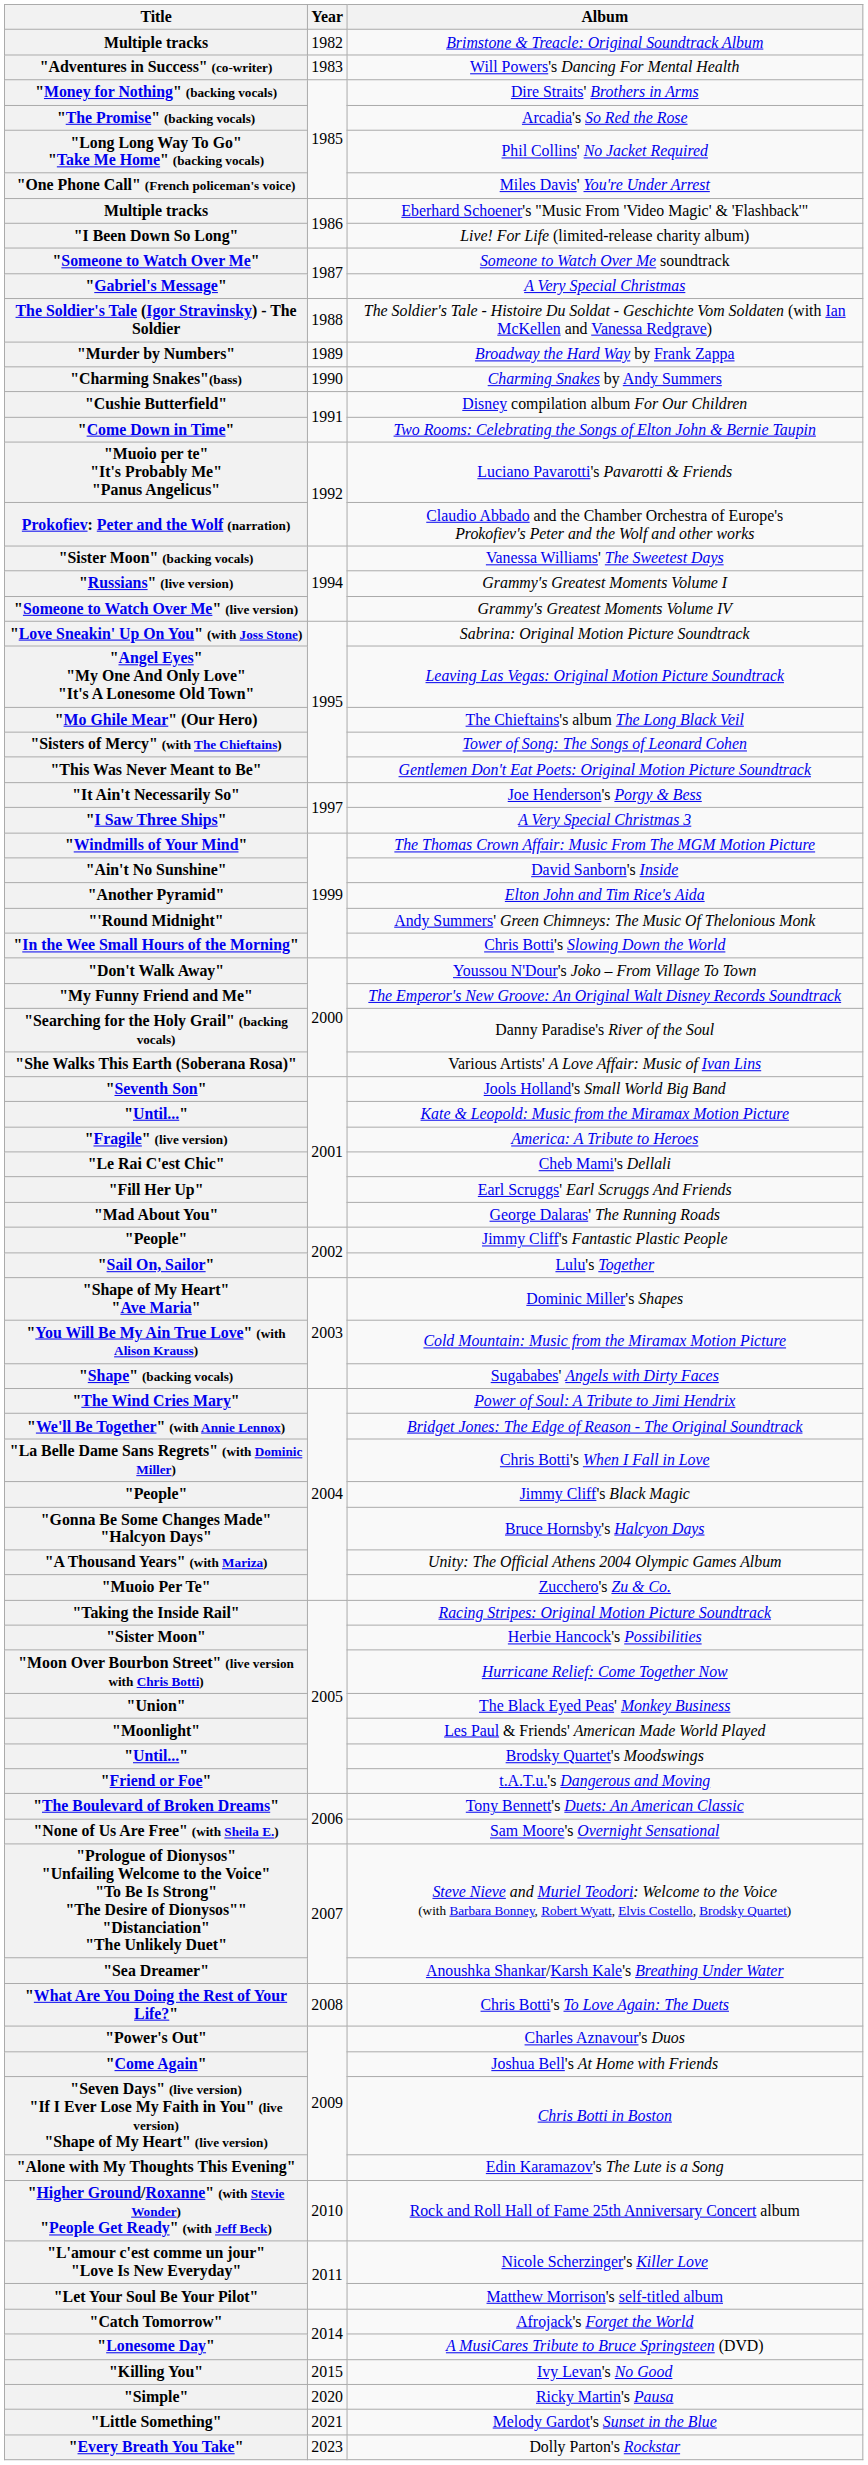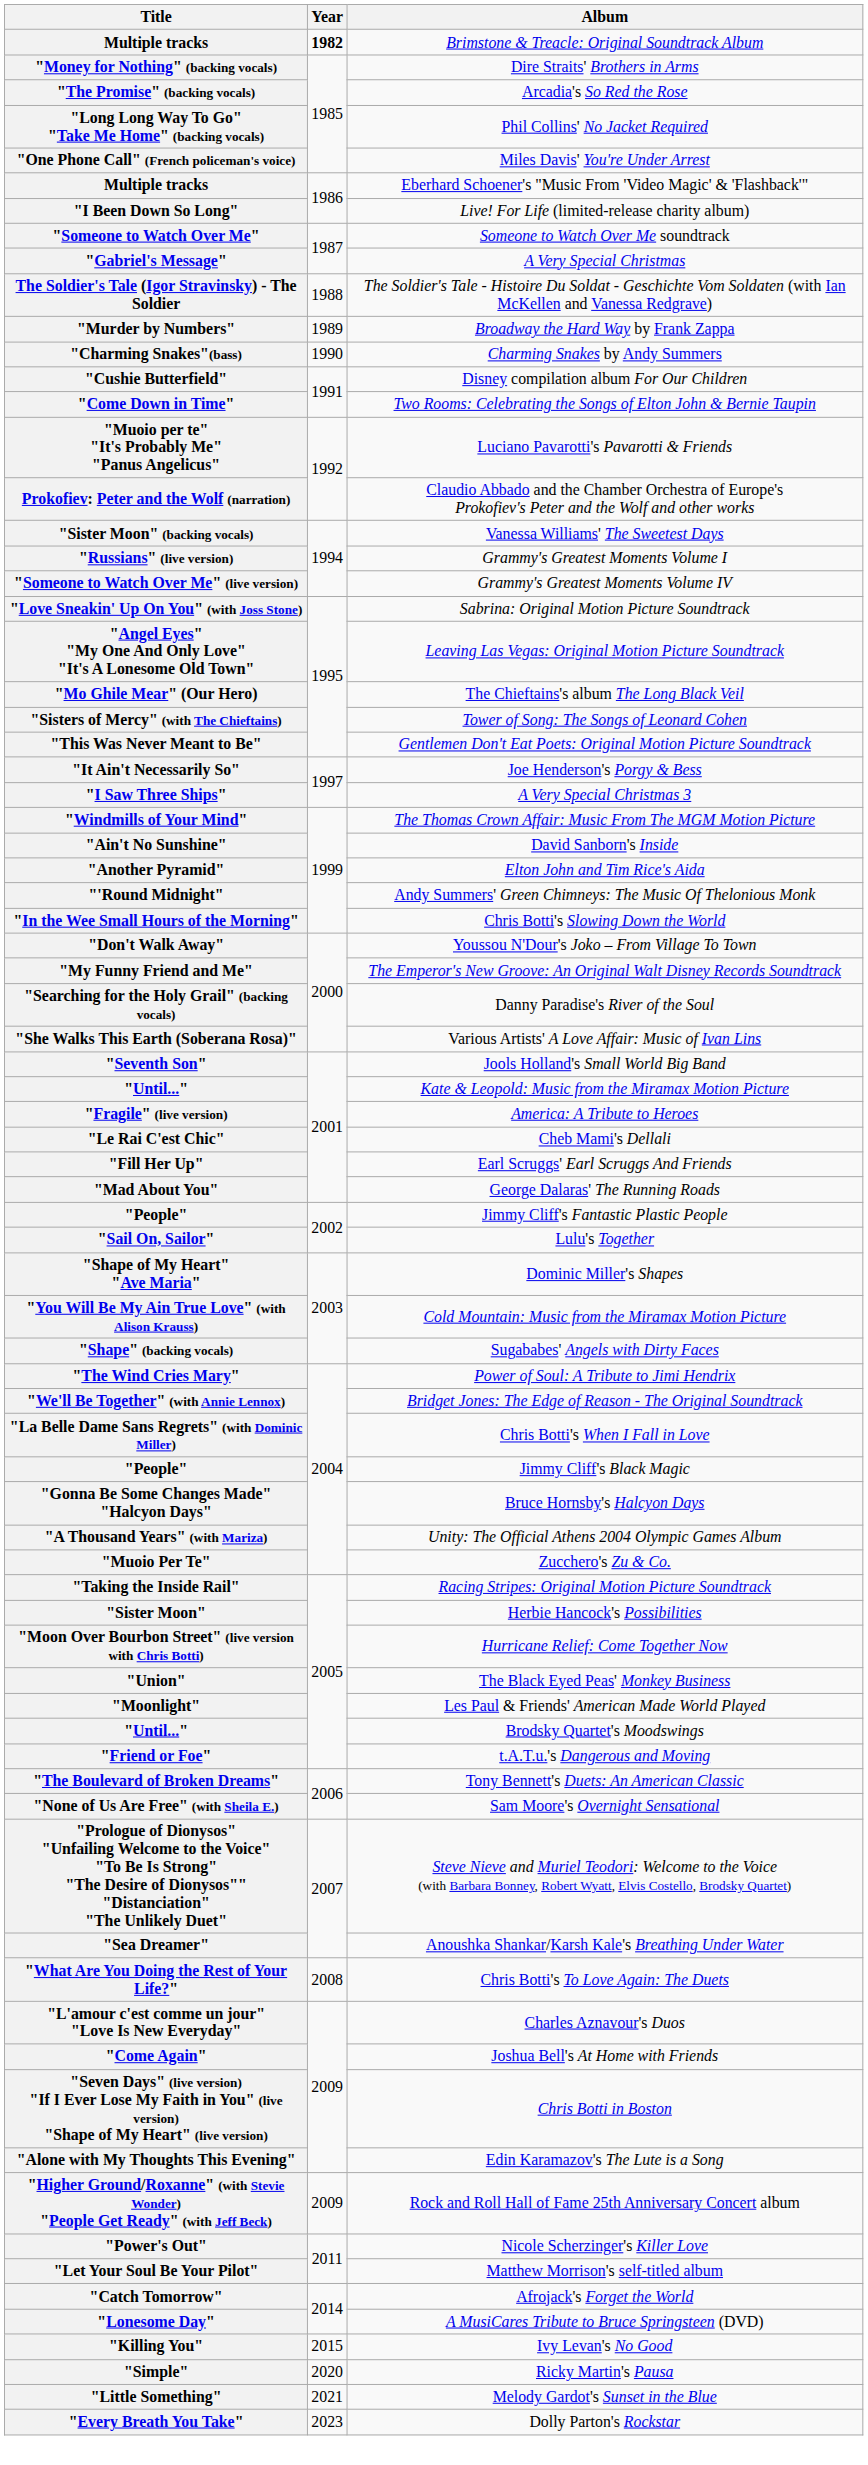(327, 42) normal -> (327, 42) bold
- row: (605, 67)
(156, 2038) "Power's Out" -> (156, 2022) "L'amour c'est comme un jour" "Love Is New Everyday"
(327, 2210) 2010 -> (327, 2203) 2009
(156, 2262) "L'amour c'est comme un jour" "Love Is New Everyday" -> (156, 2246) "Power's Out"
